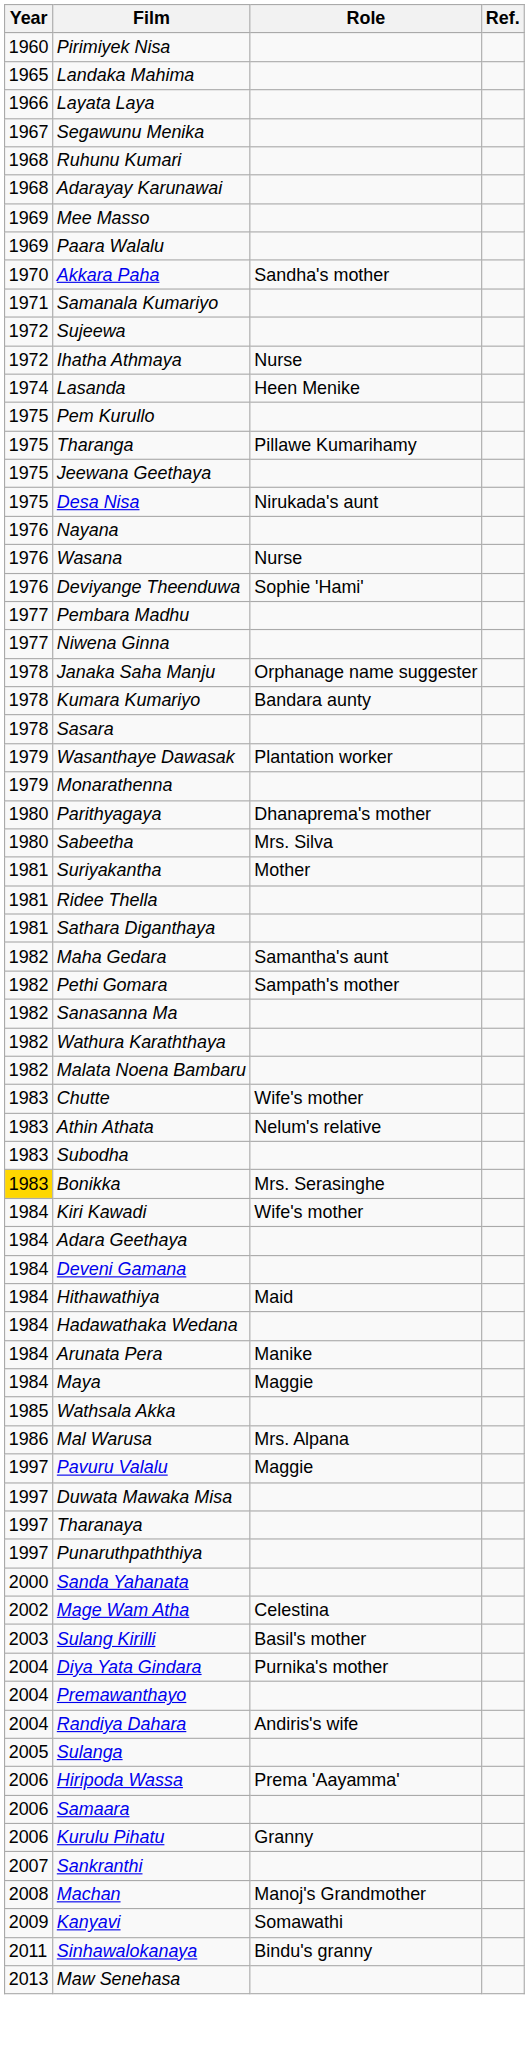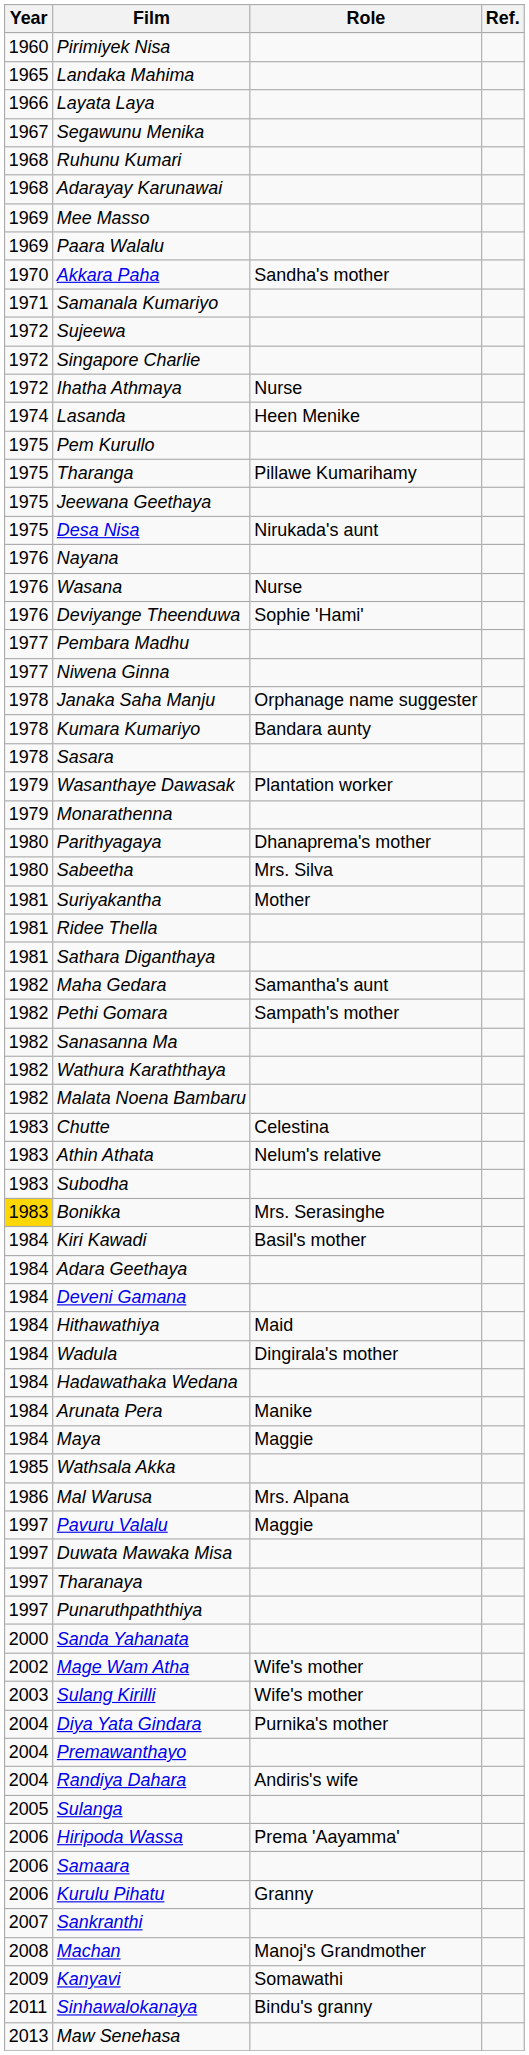+ row: (129, 359)
(309, 1098) Wife's mother -> (292, 1127) Celestina
(309, 1212) Wife's mother -> (310, 1240) Basil's mother
+ row: (87, 1354)
(292, 1610) Celestina -> (309, 1667) Wife's mother
(310, 1638) Basil's mother -> (309, 1695) Wife's mother
